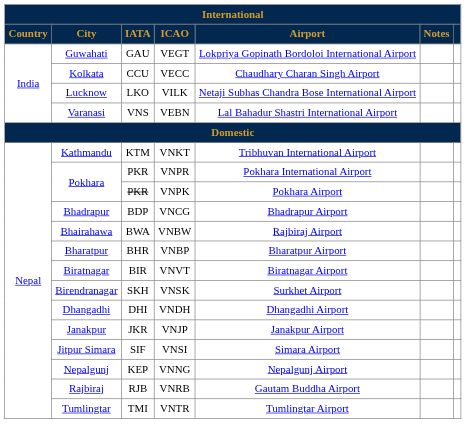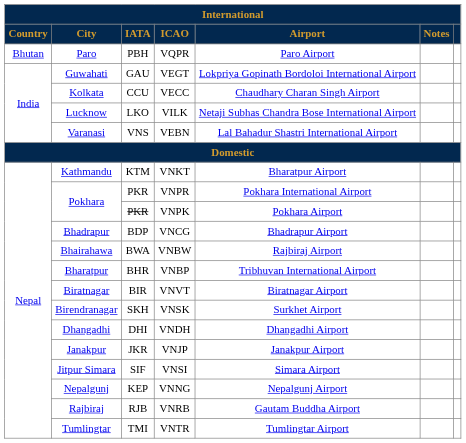+ row: (175, 53)
(307, 152) Tribhuvan International Airport -> (307, 172) Bharatpur Airport
(307, 250) Bharatpur Airport -> (307, 270) Tribhuvan International Airport
